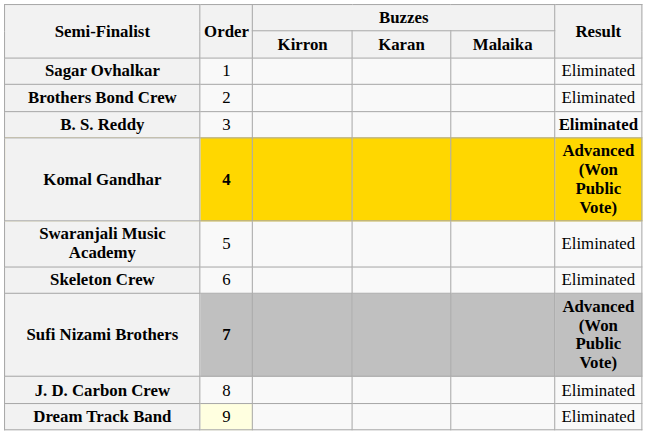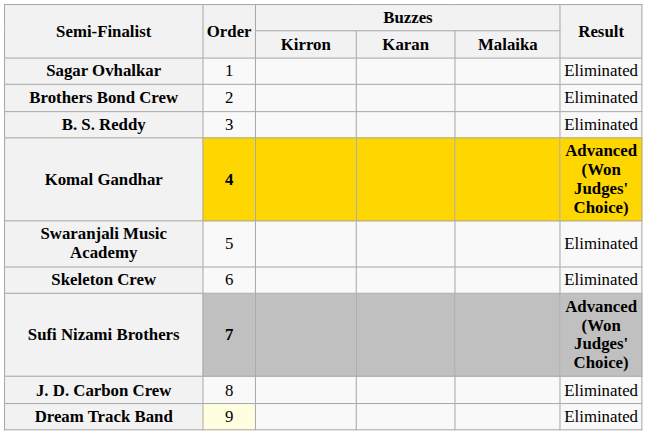(598, 124) bold -> (601, 124) normal
(598, 179) Advanced (Won Public Vote) -> (601, 179) Advanced (Won Judges' Choice)
(598, 334) Advanced (Won Public Vote) -> (601, 334) Advanced (Won Judges' Choice)
